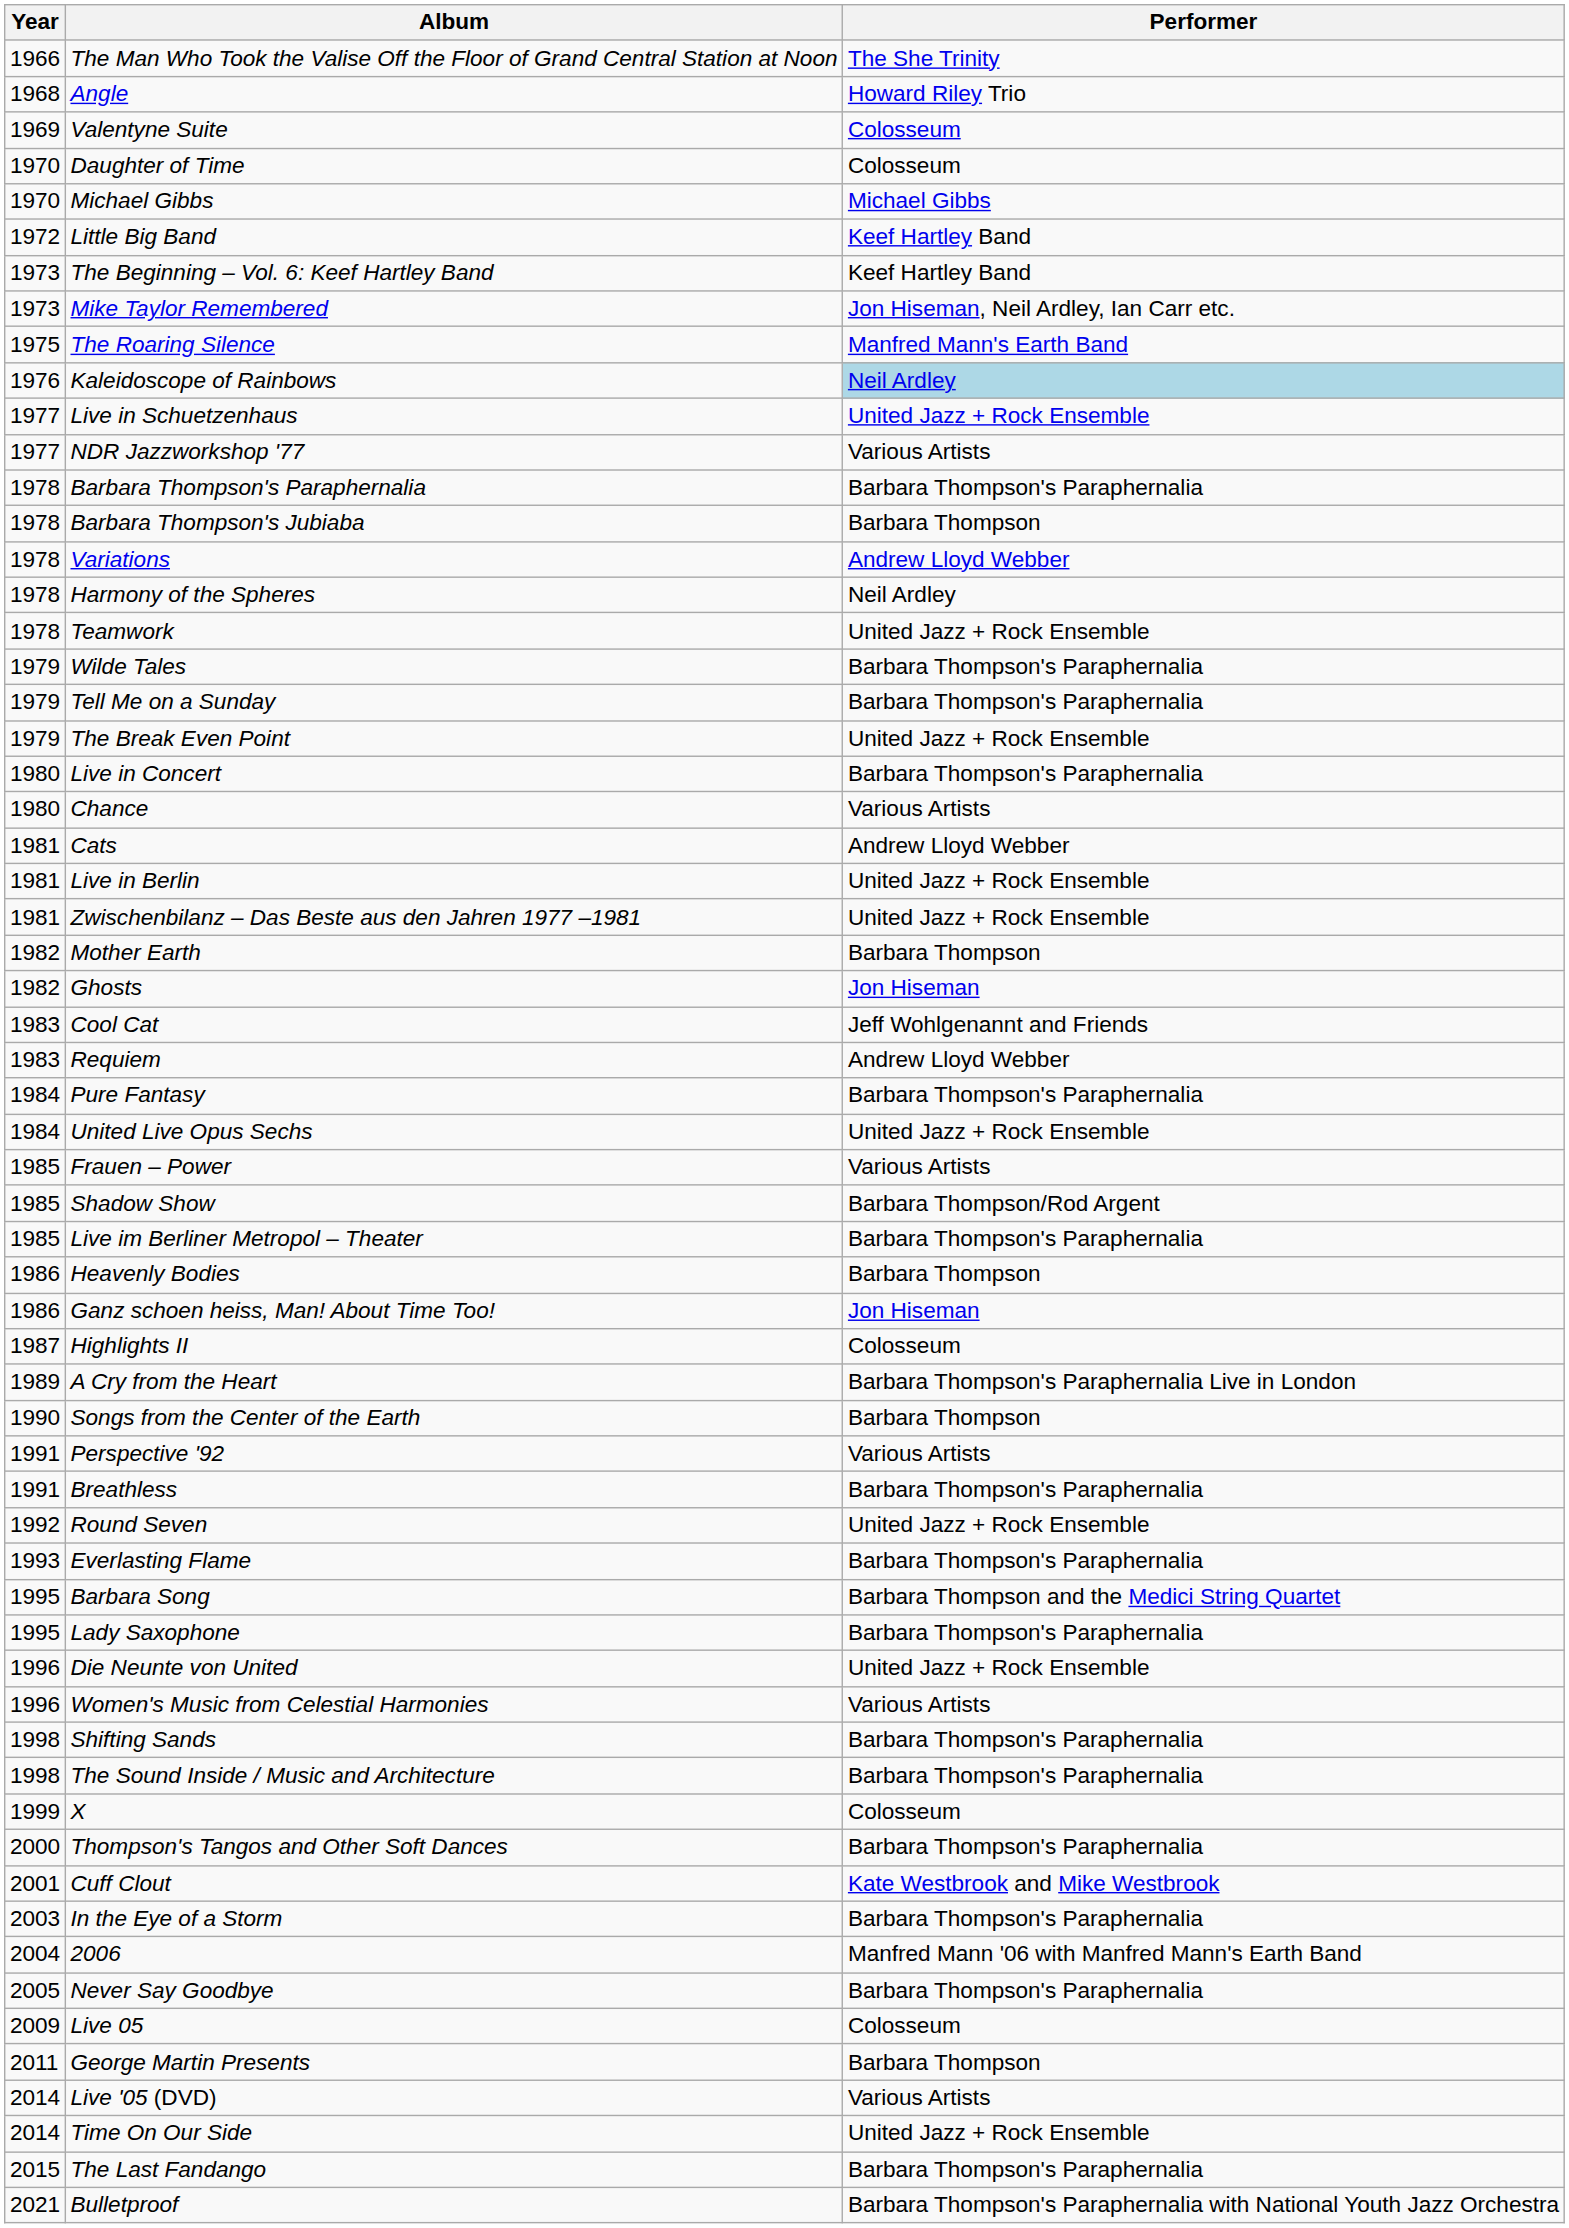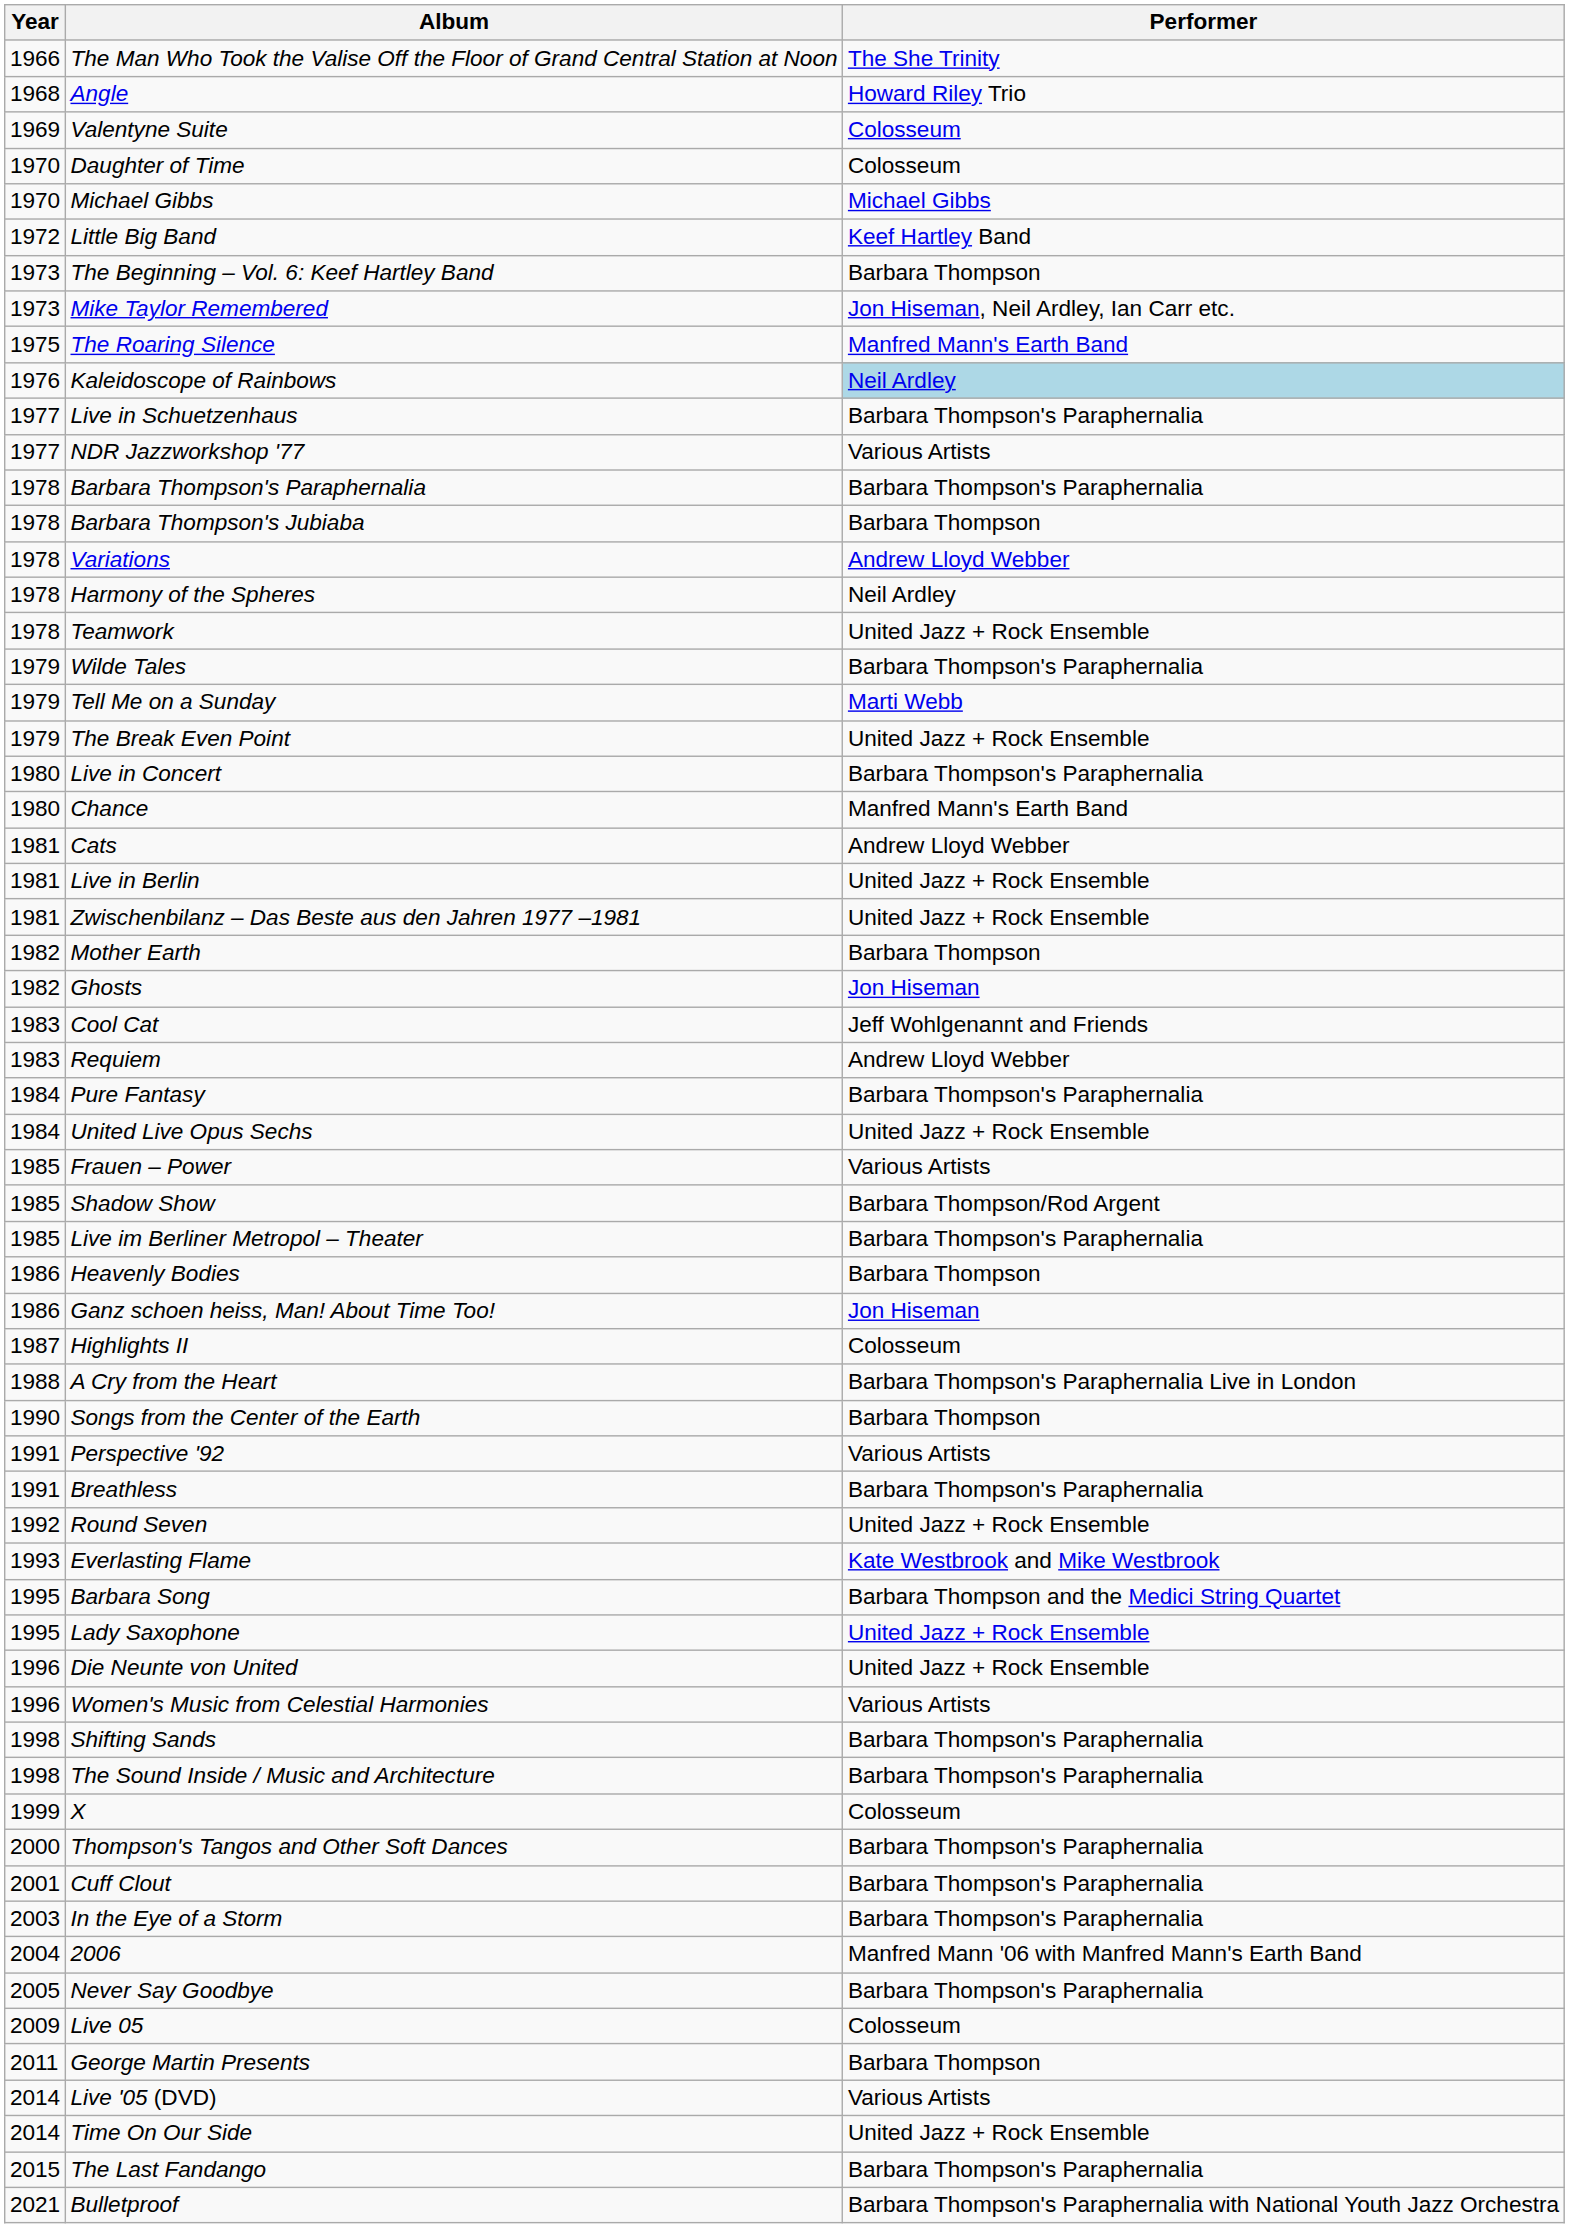(939, 272) Keef Hartley Band -> (944, 272) Barbara Thompson
(999, 415) United Jazz + Rock Ensemble -> (1025, 415) Barbara Thompson's Paraphernalia
(1025, 702) Barbara Thompson's Paraphernalia -> (905, 702) Marti Webb
(919, 809) Various Artists -> (988, 809) Manfred Mann's Earth Band
(35, 1381) 1989 -> (35, 1381) 1988
(1025, 1560) Barbara Thompson's Paraphernalia -> (1034, 1560) Kate Westbrook and Mike Westbrook
(1025, 1632) Barbara Thompson's Paraphernalia -> (999, 1632) United Jazz + Rock Ensemble
(1034, 1882) Kate Westbrook and Mike Westbrook -> (1025, 1882) Barbara Thompson's Paraphernalia
